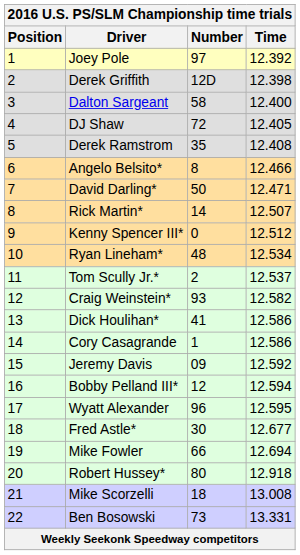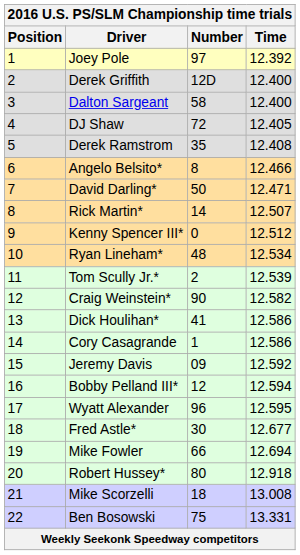(271, 80) 12.398 -> (271, 80) 12.400
(271, 277) 12.537 -> (271, 277) 12.539
(198, 299) 93 -> (198, 299) 90
(198, 517) 73 -> (198, 517) 75
